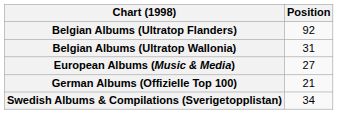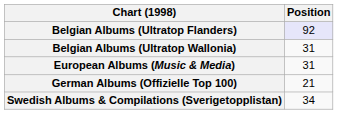(309, 30) no background -> (309, 30) lavender background
(309, 65) 27 -> (309, 65) 31
